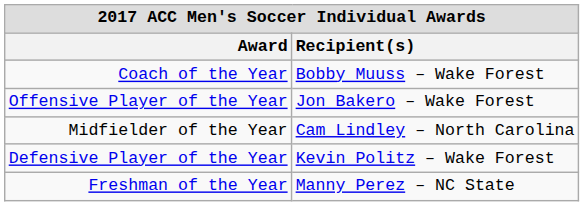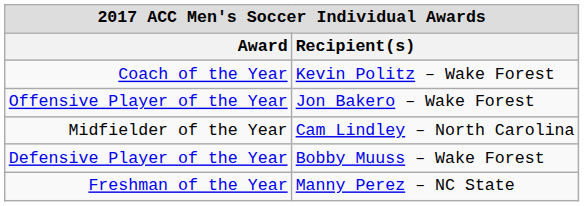(420, 74) Bobby Muuss – Wake Forest -> (425, 74) Kevin Politz – Wake Forest
(425, 158) Kevin Politz – Wake Forest -> (420, 158) Bobby Muuss – Wake Forest
